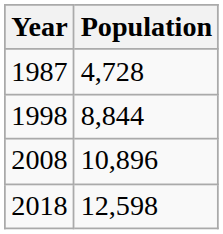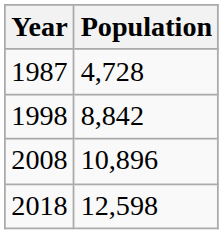(112, 116) 8,844 -> (112, 116) 8,842
